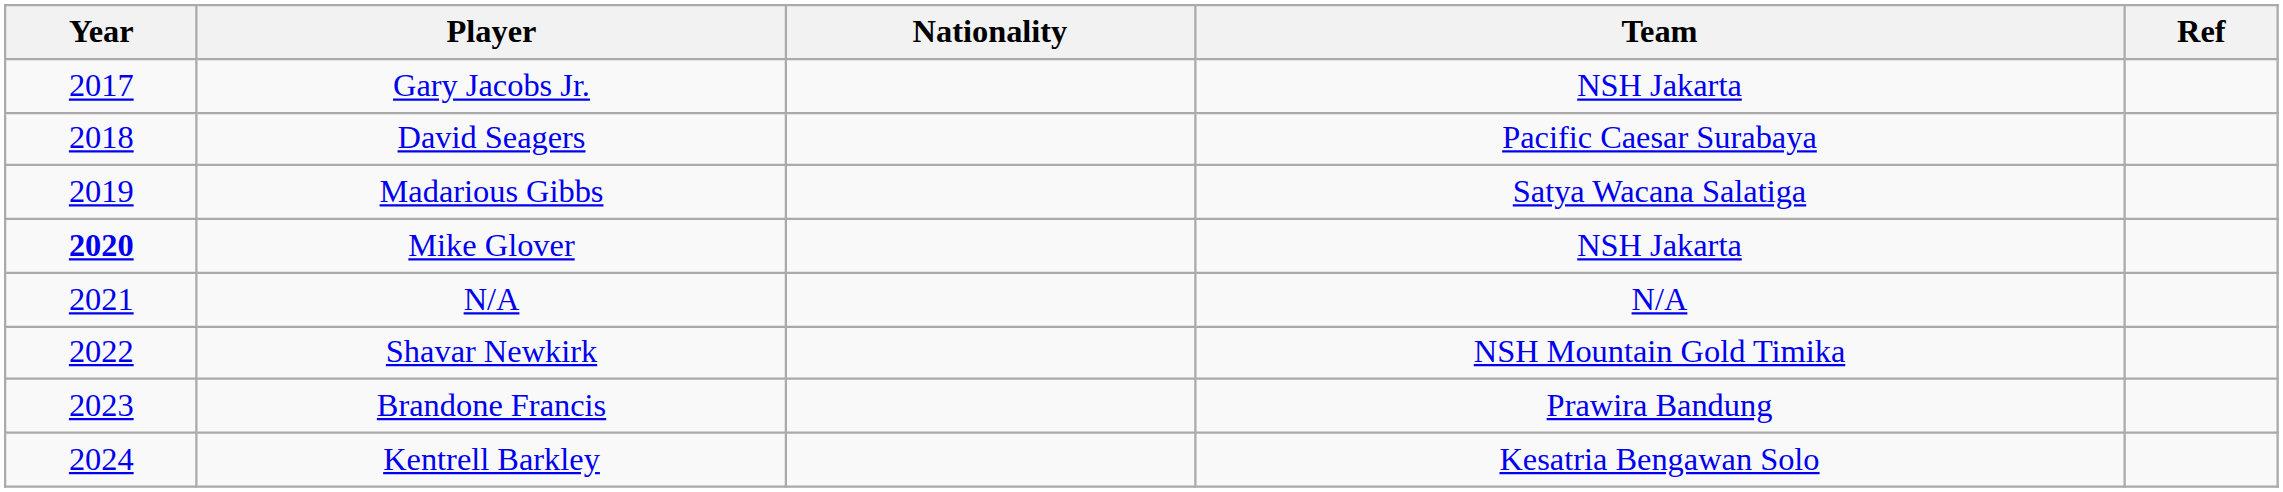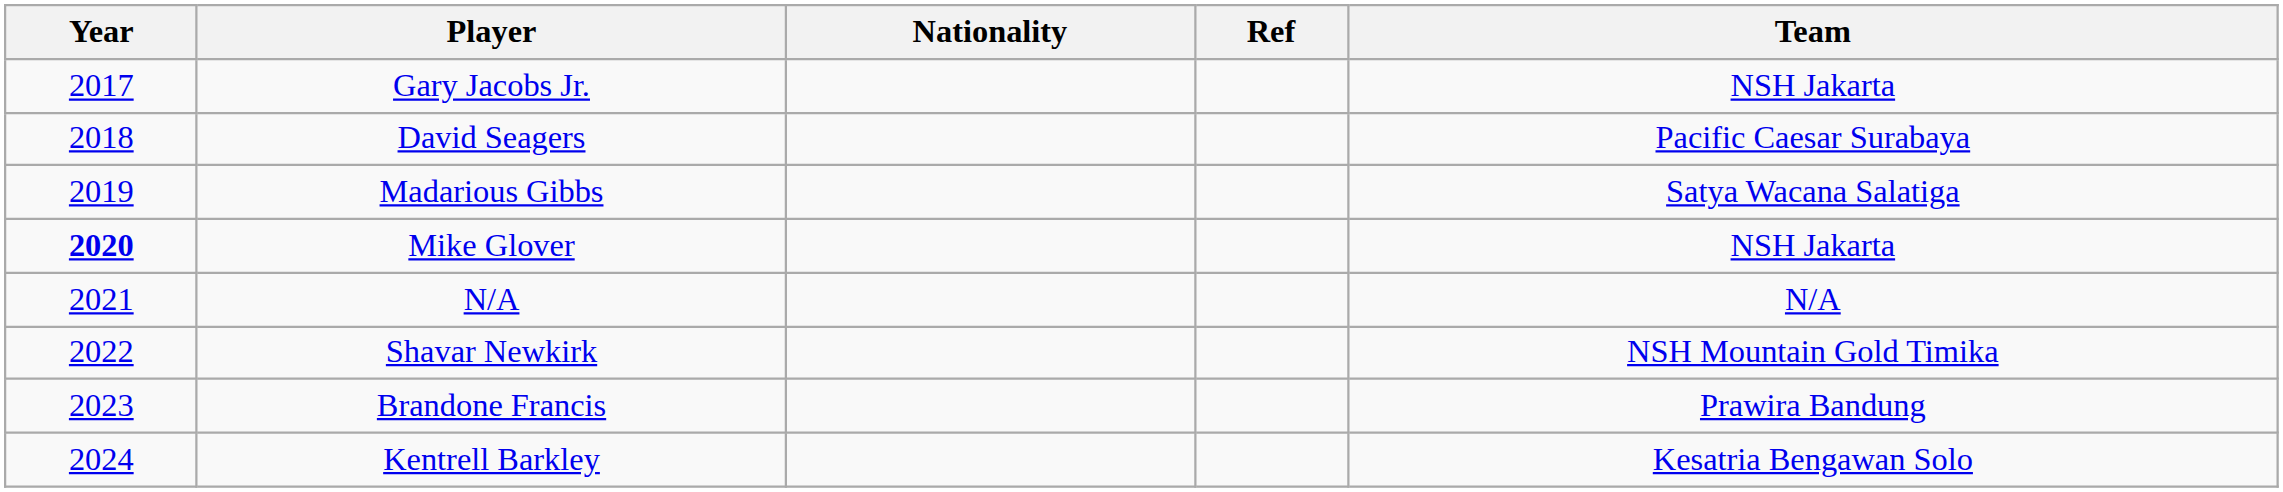columns swapped: (1659, 31) <-> (2201, 31)
